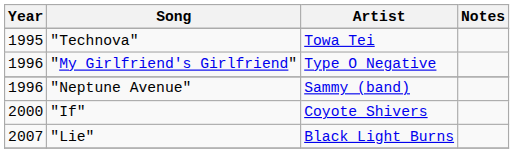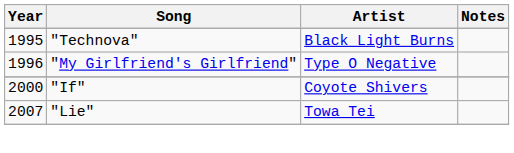(339, 40) Towa Tei -> (379, 40) Black Light Burns
- row: (121, 88)
(379, 136) Black Light Burns -> (339, 112) Towa Tei
